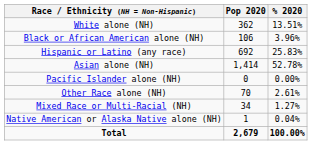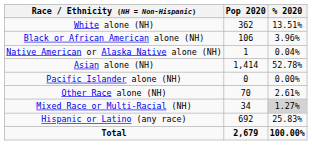rows swapped: (114, 120) <-> (114, 52)
(287, 106) no background -> (287, 106) lightgrey background
